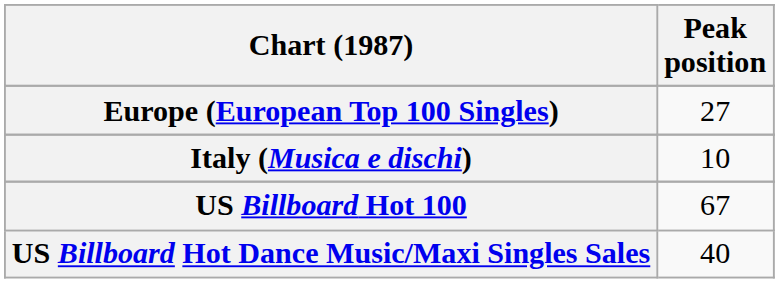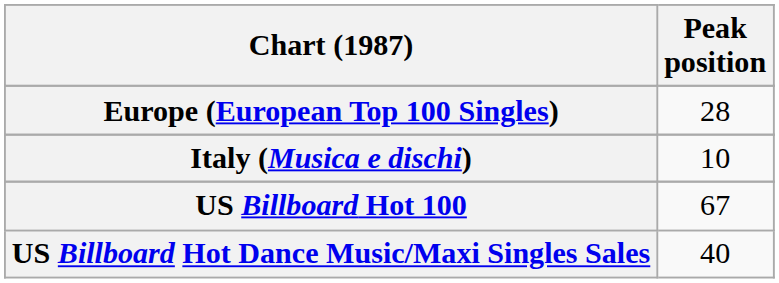(715, 109) 27 -> (715, 109) 28
